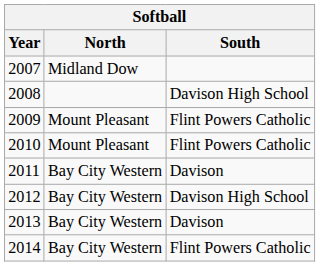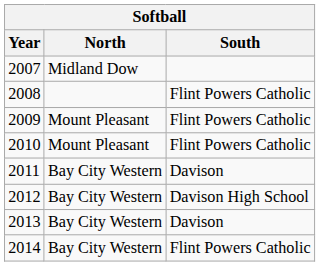(239, 94) Davison High School -> (240, 94) Flint Powers Catholic
